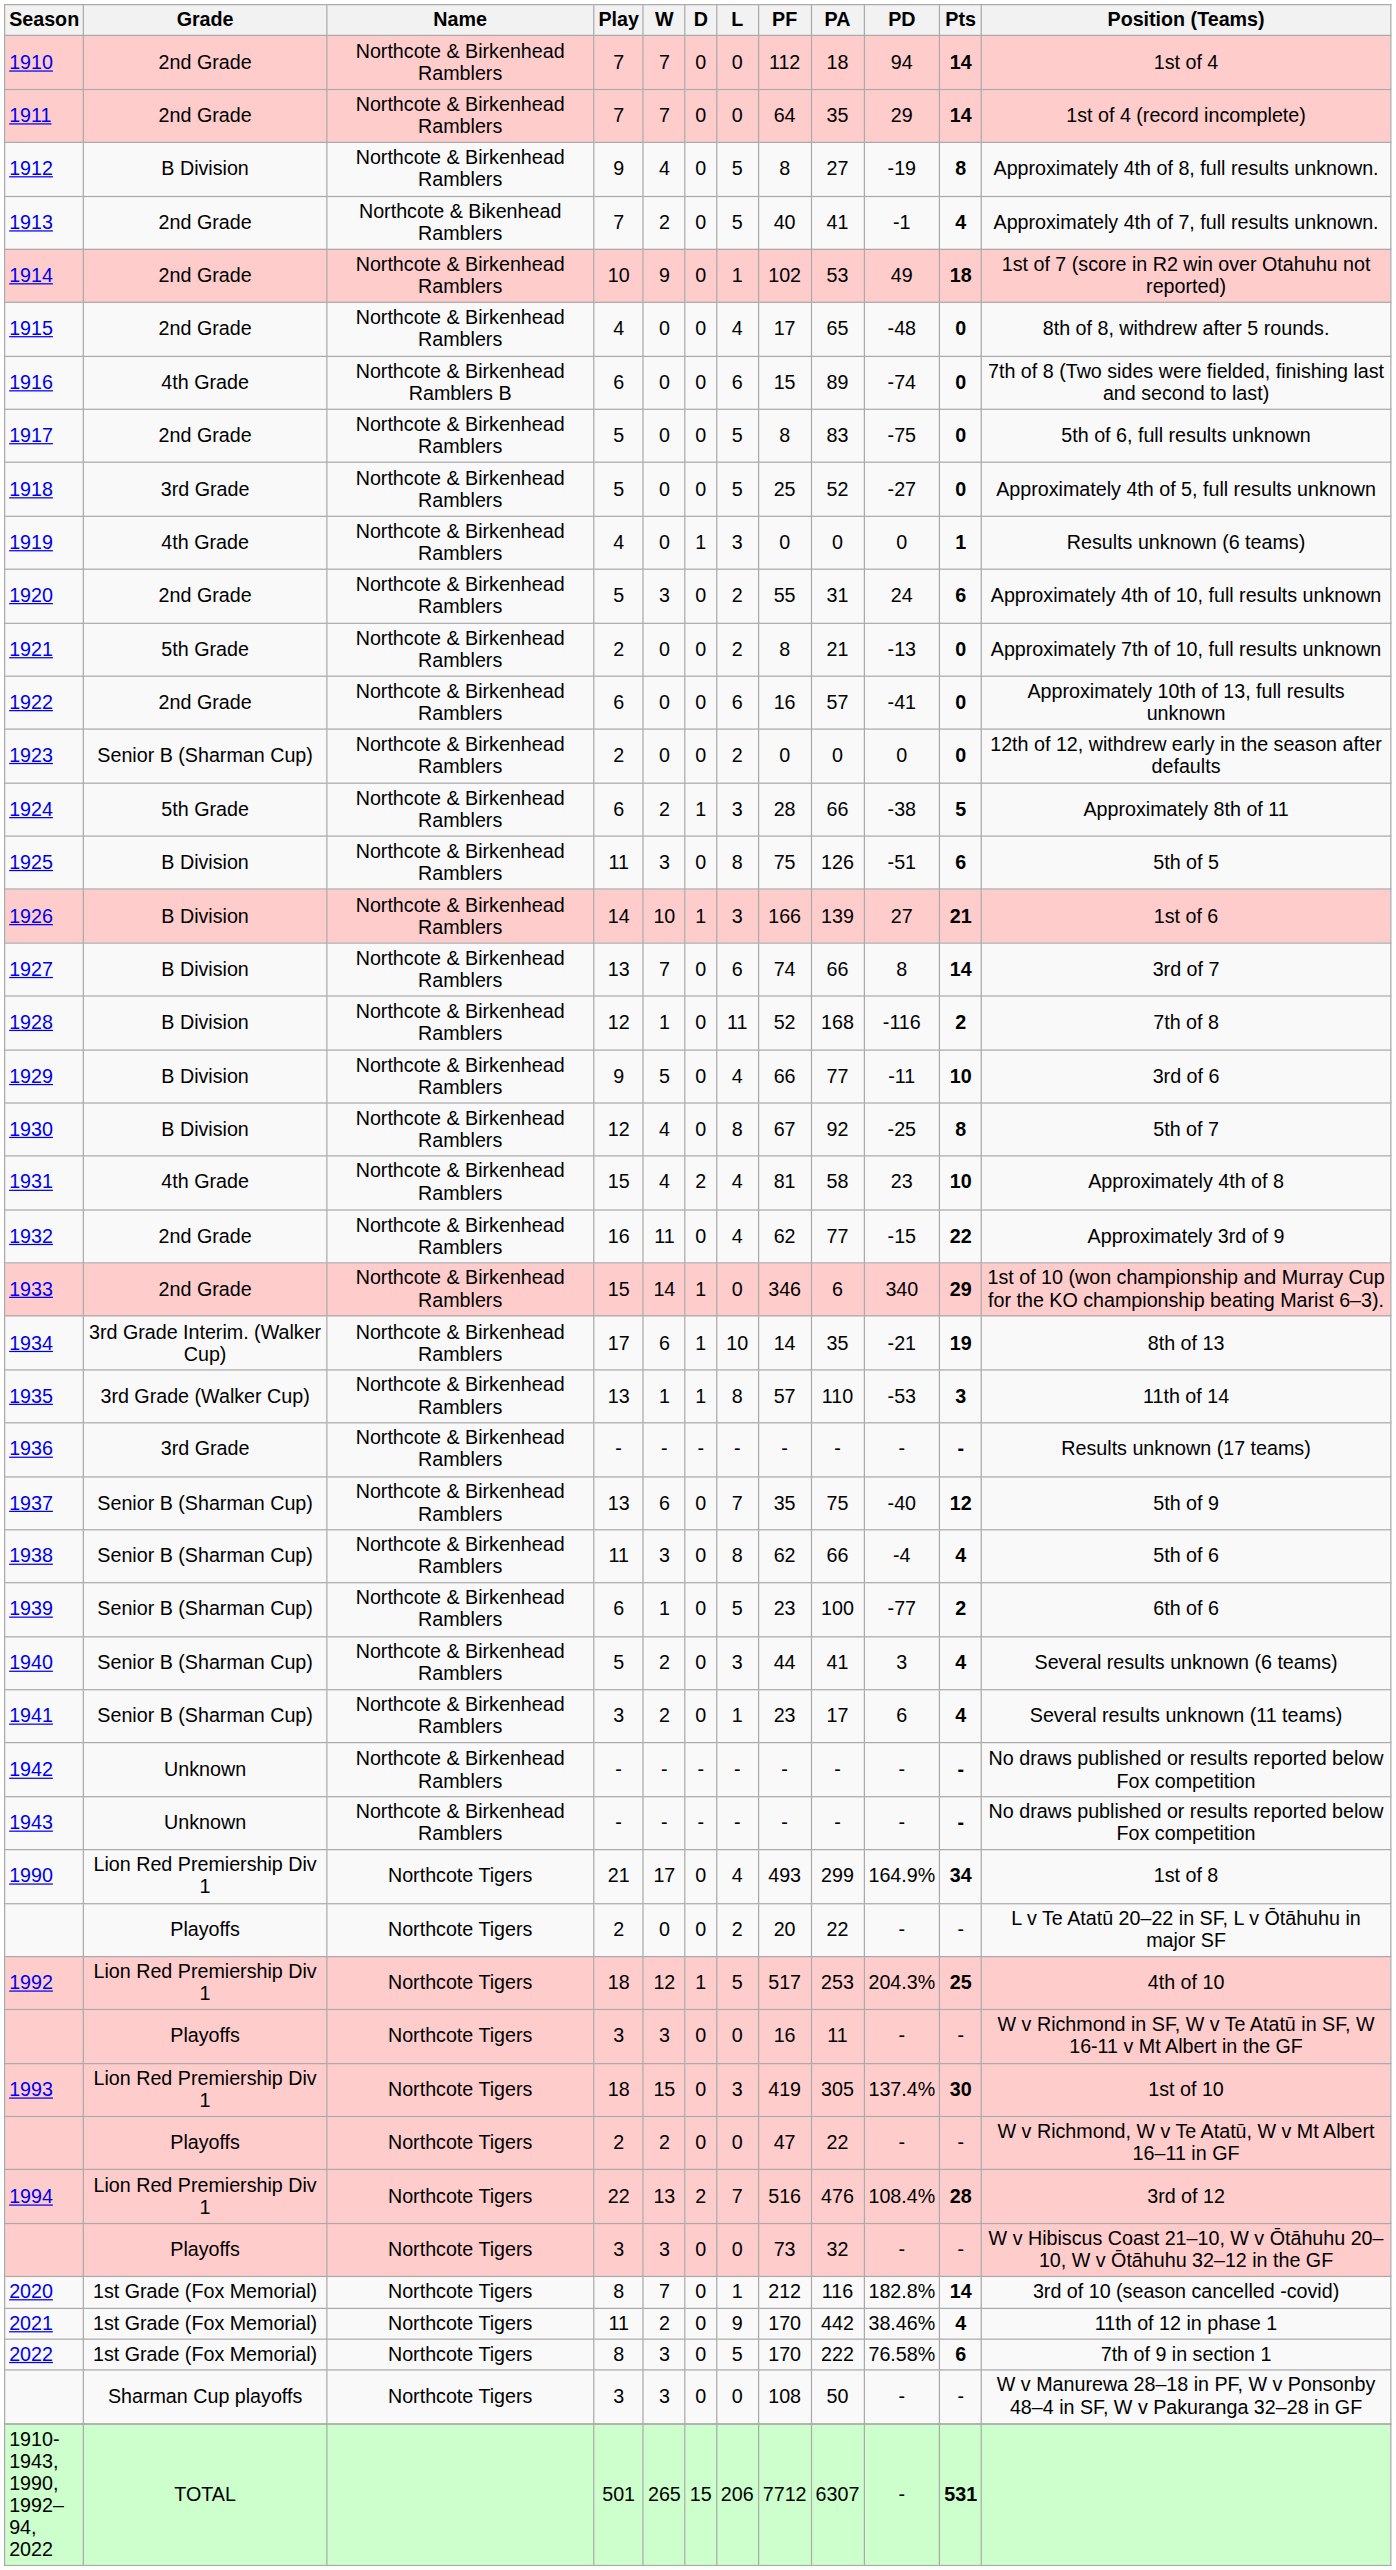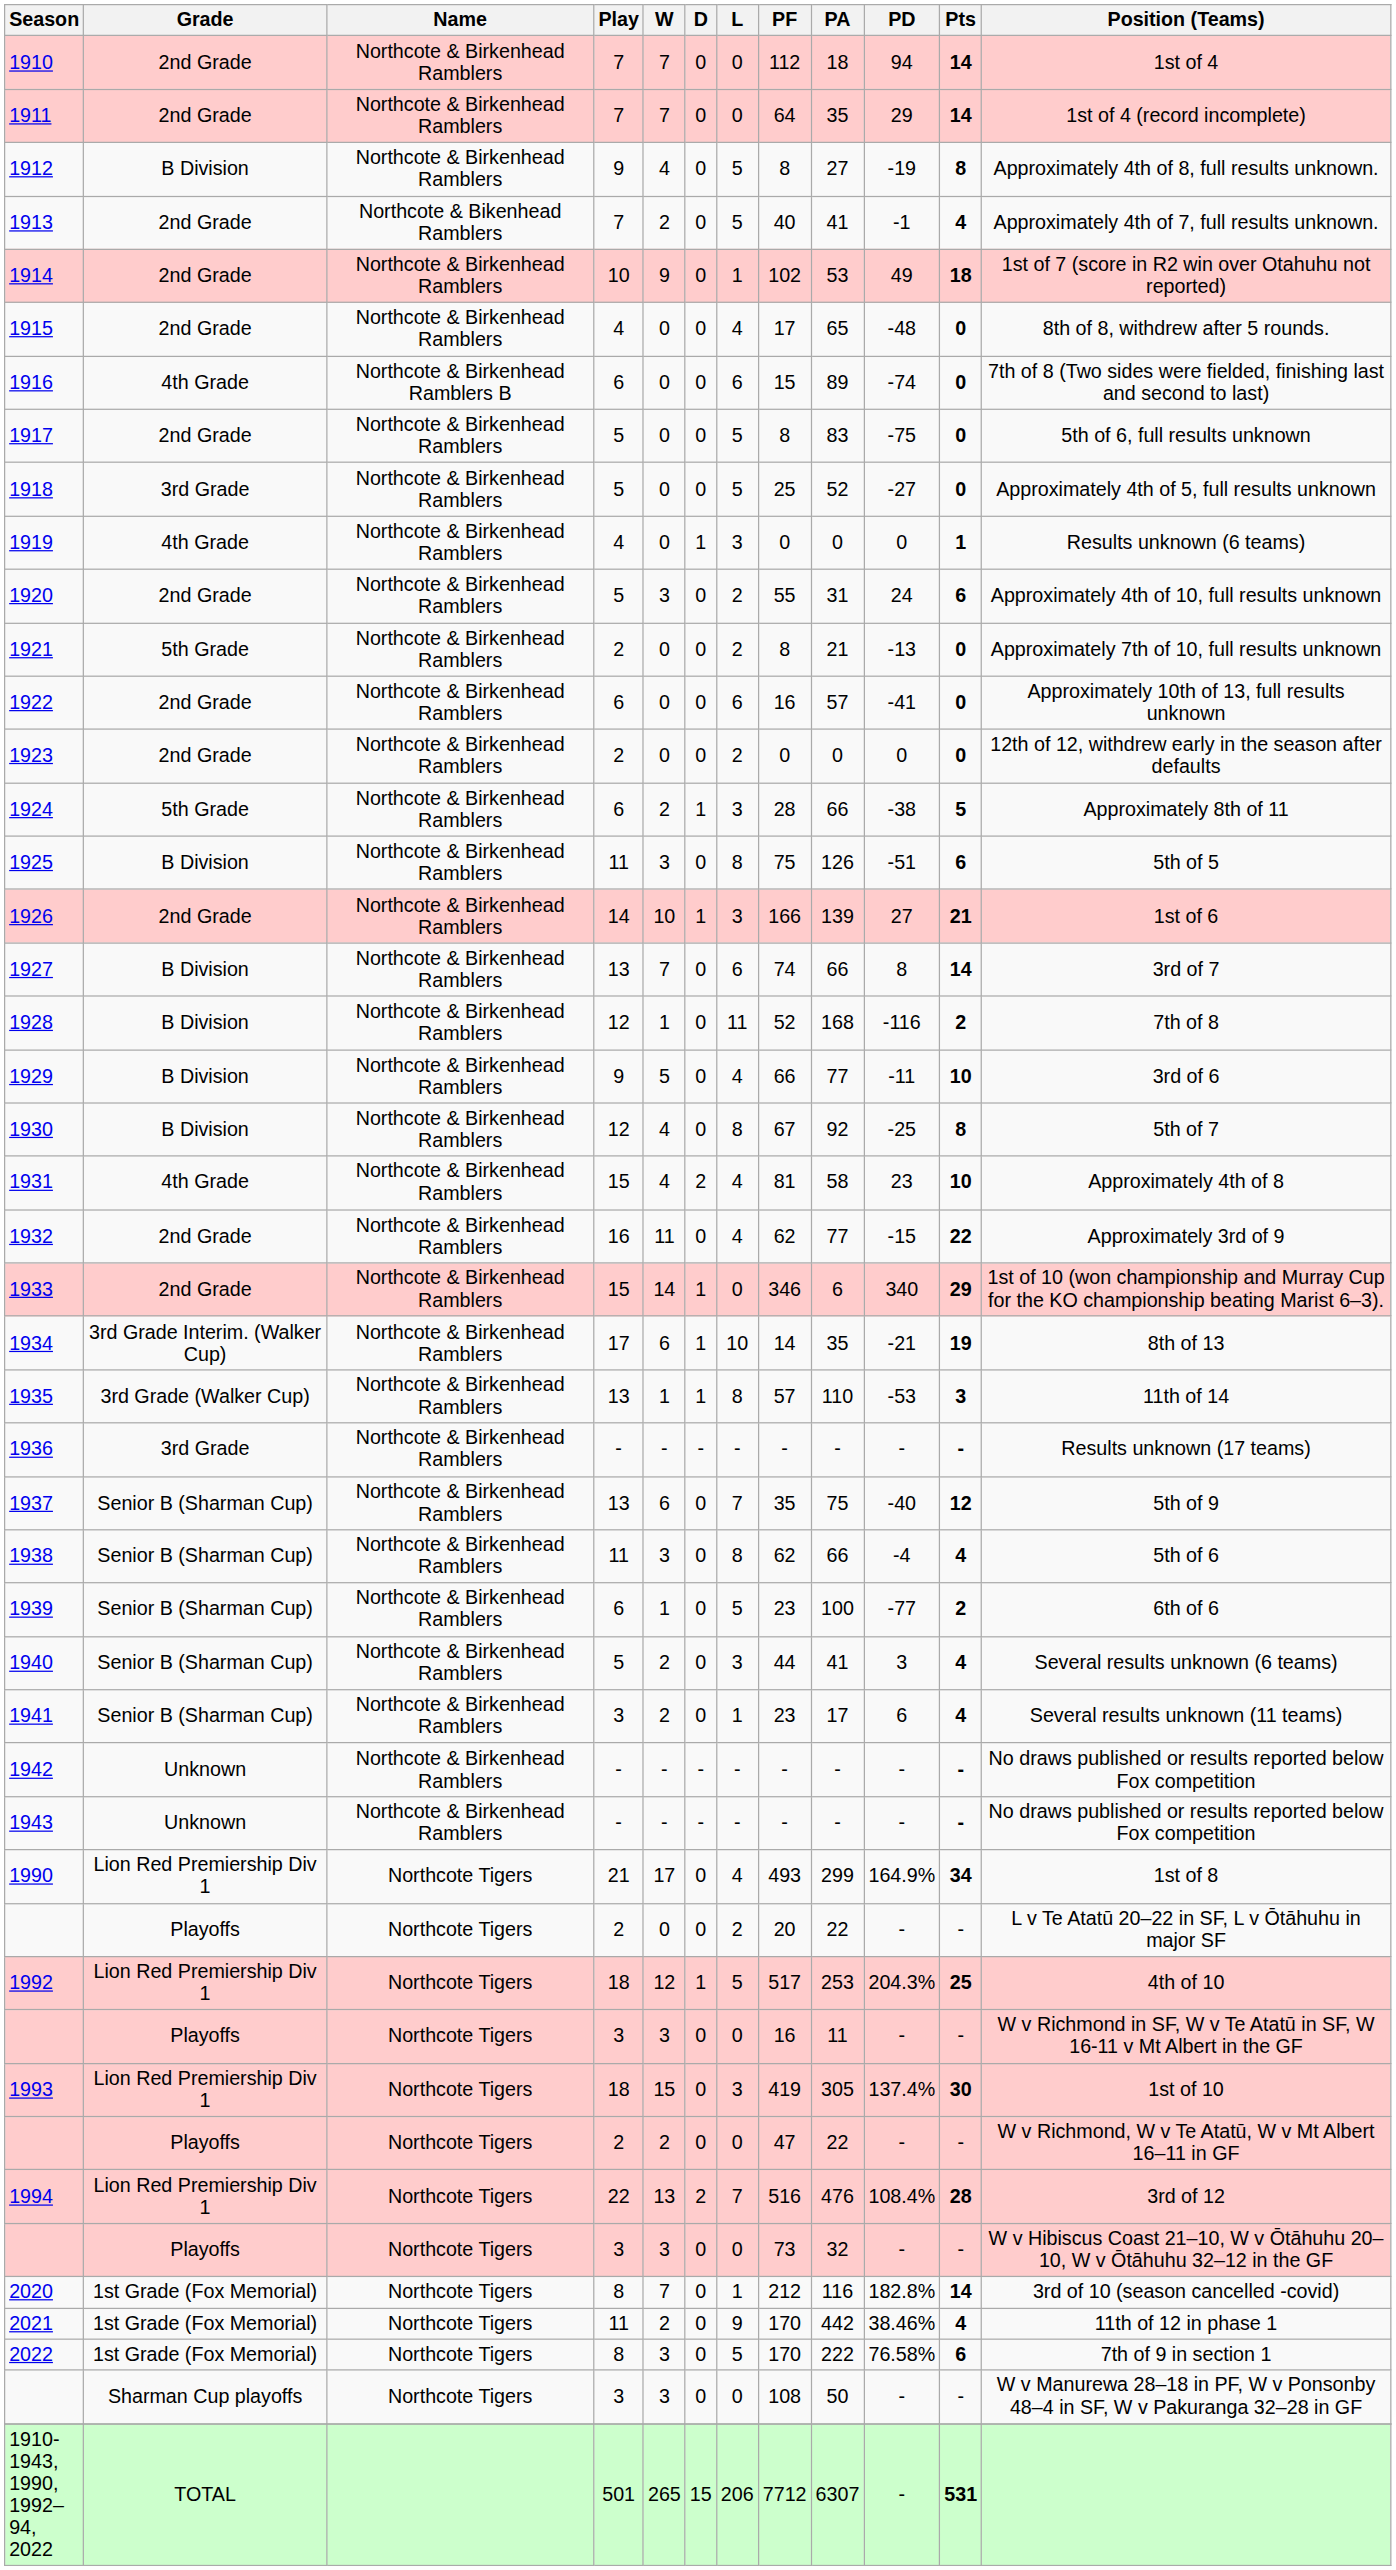(205, 755) Senior B (Sharman Cup) -> (205, 755) 2nd Grade
(205, 916) B Division -> (205, 916) 2nd Grade
